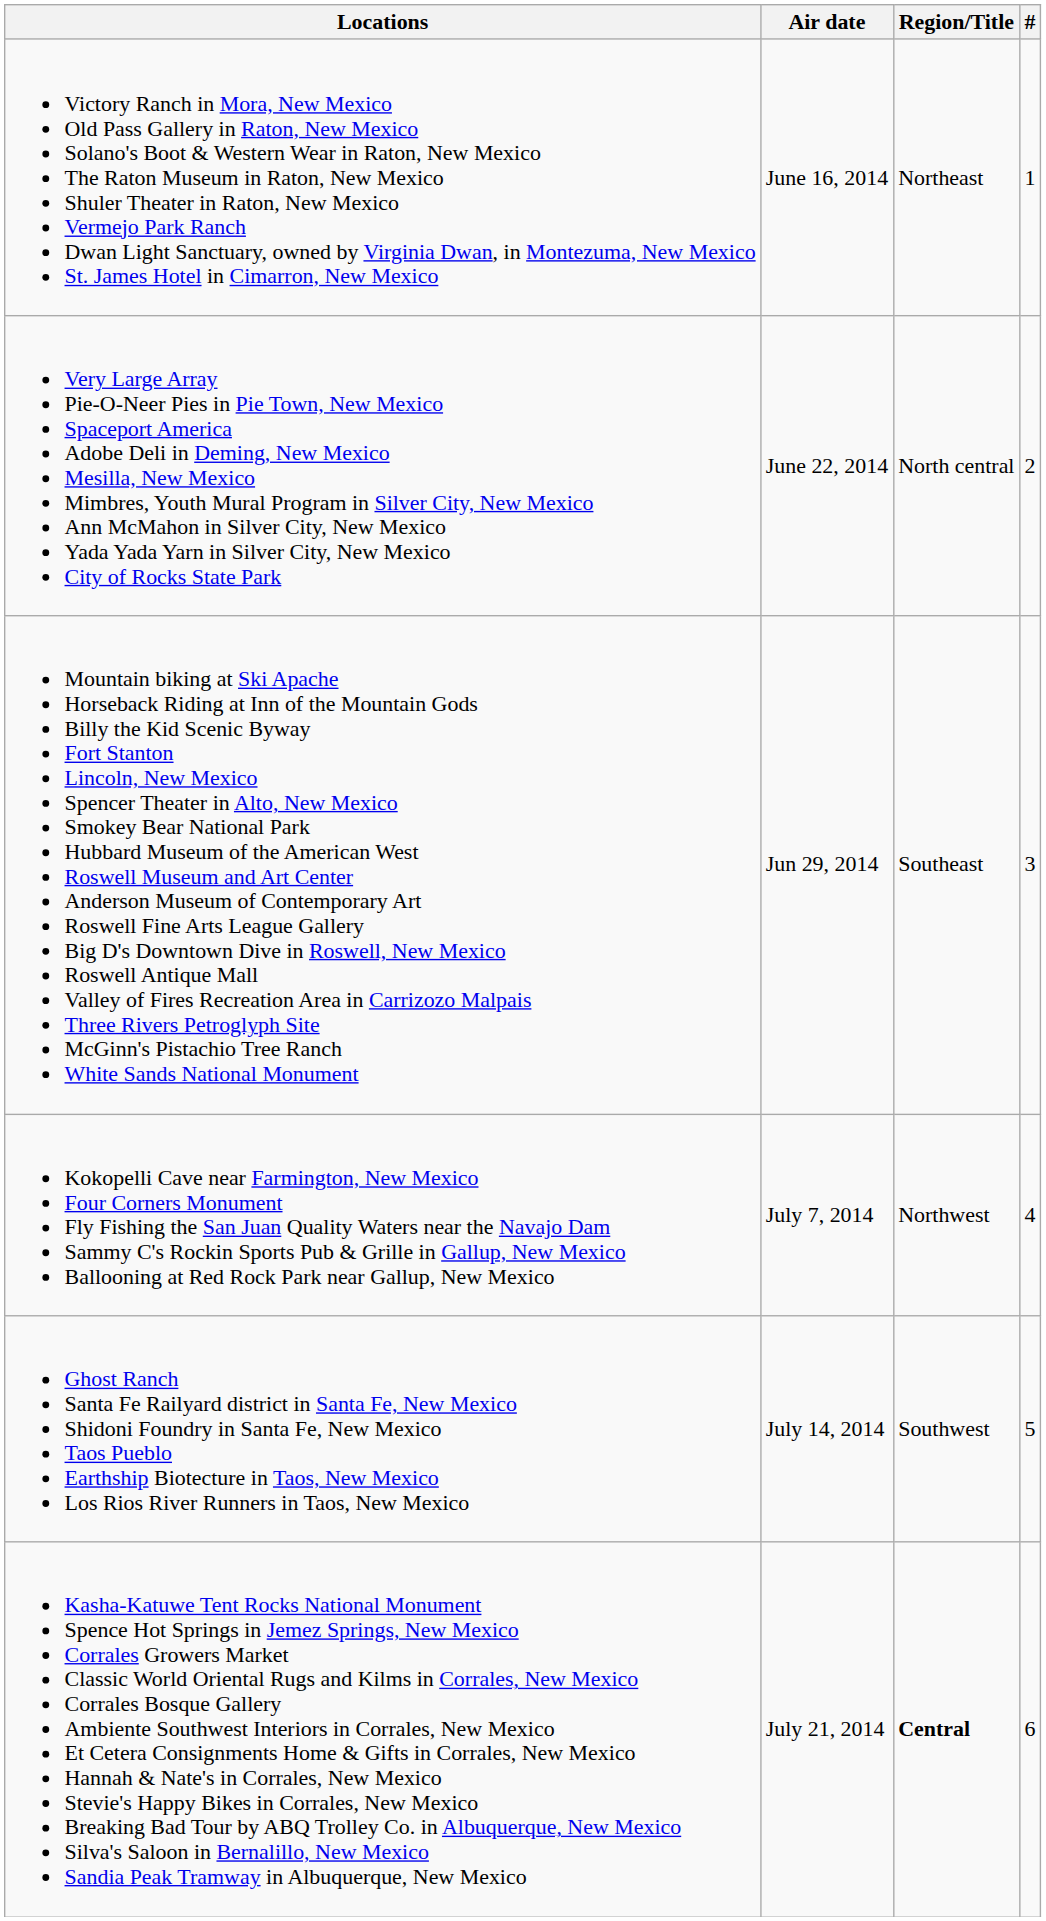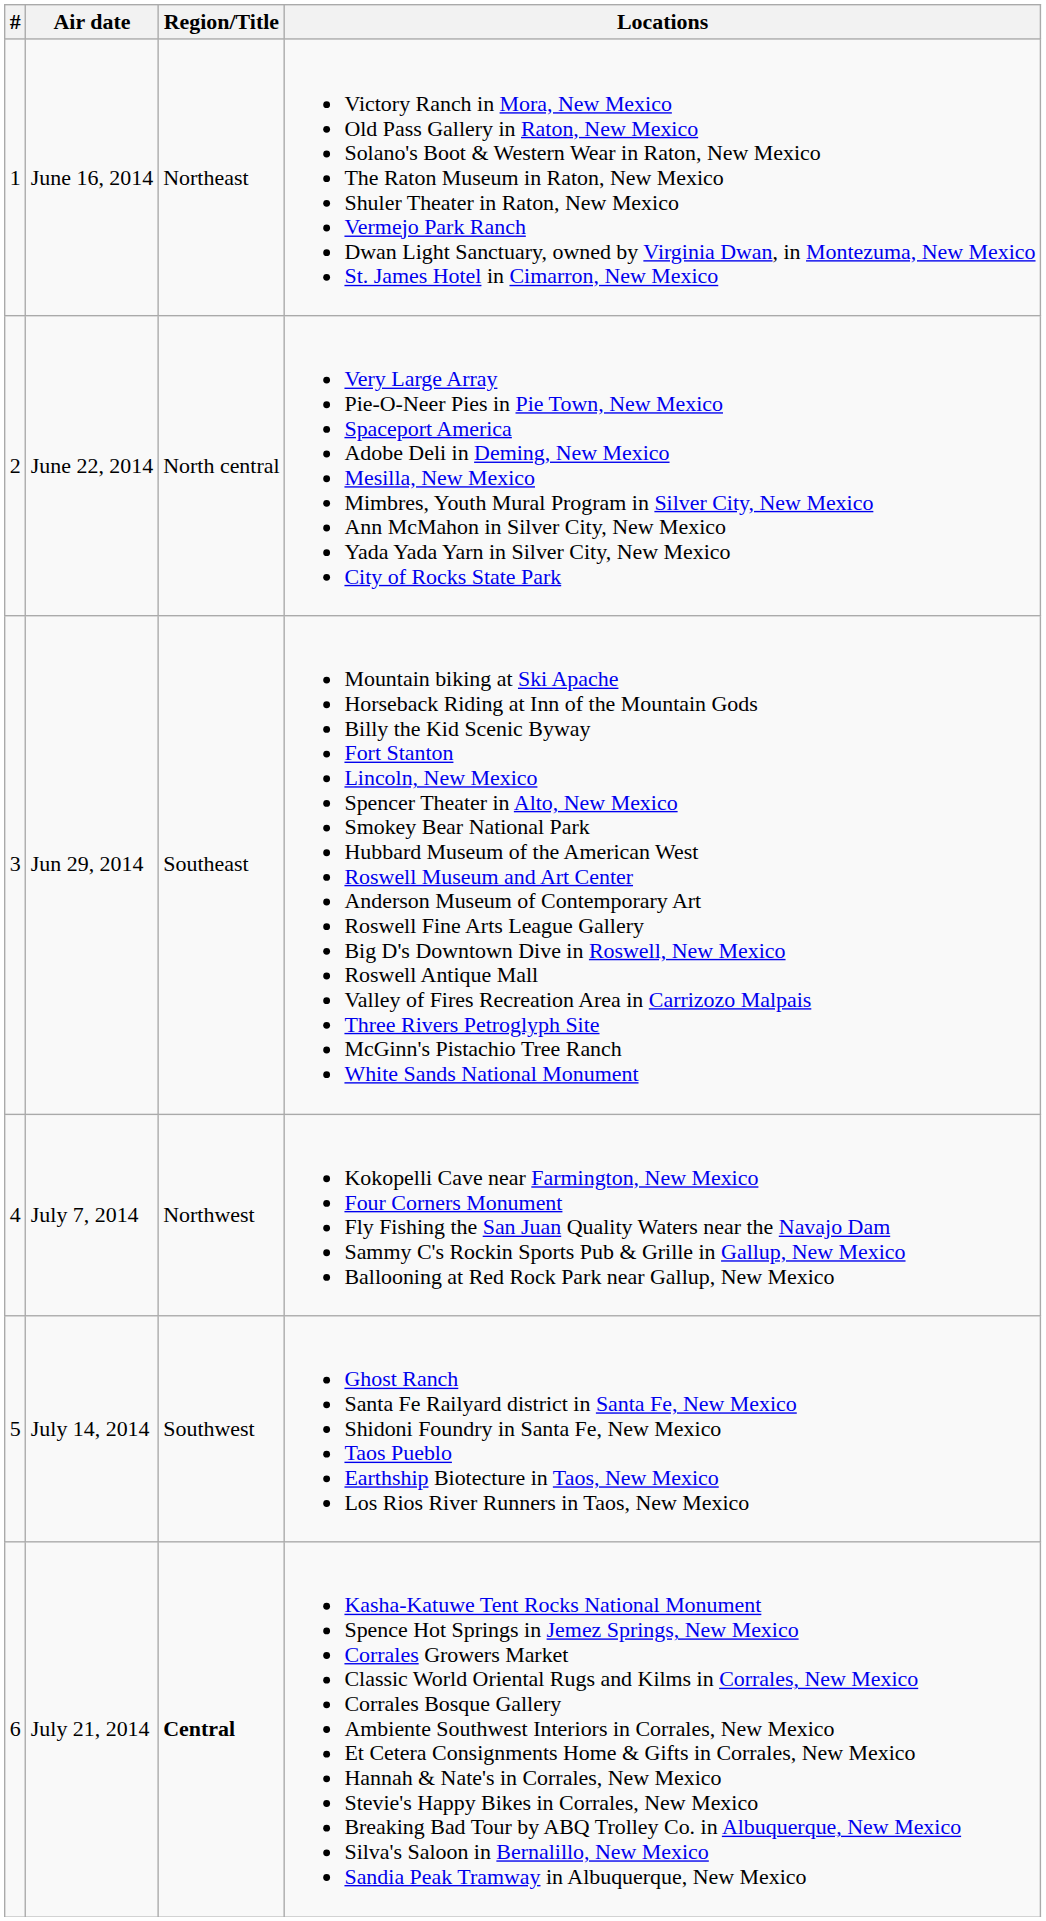columns swapped: (1030, 21) <-> (383, 21)
